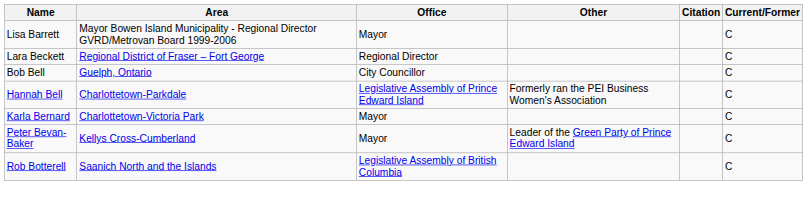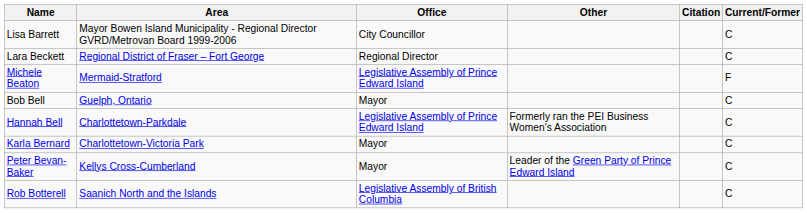(373, 34) Mayor -> (392, 34) City Councillor
+ row: (24, 78)
(392, 72) City Councillor -> (373, 100) Mayor
